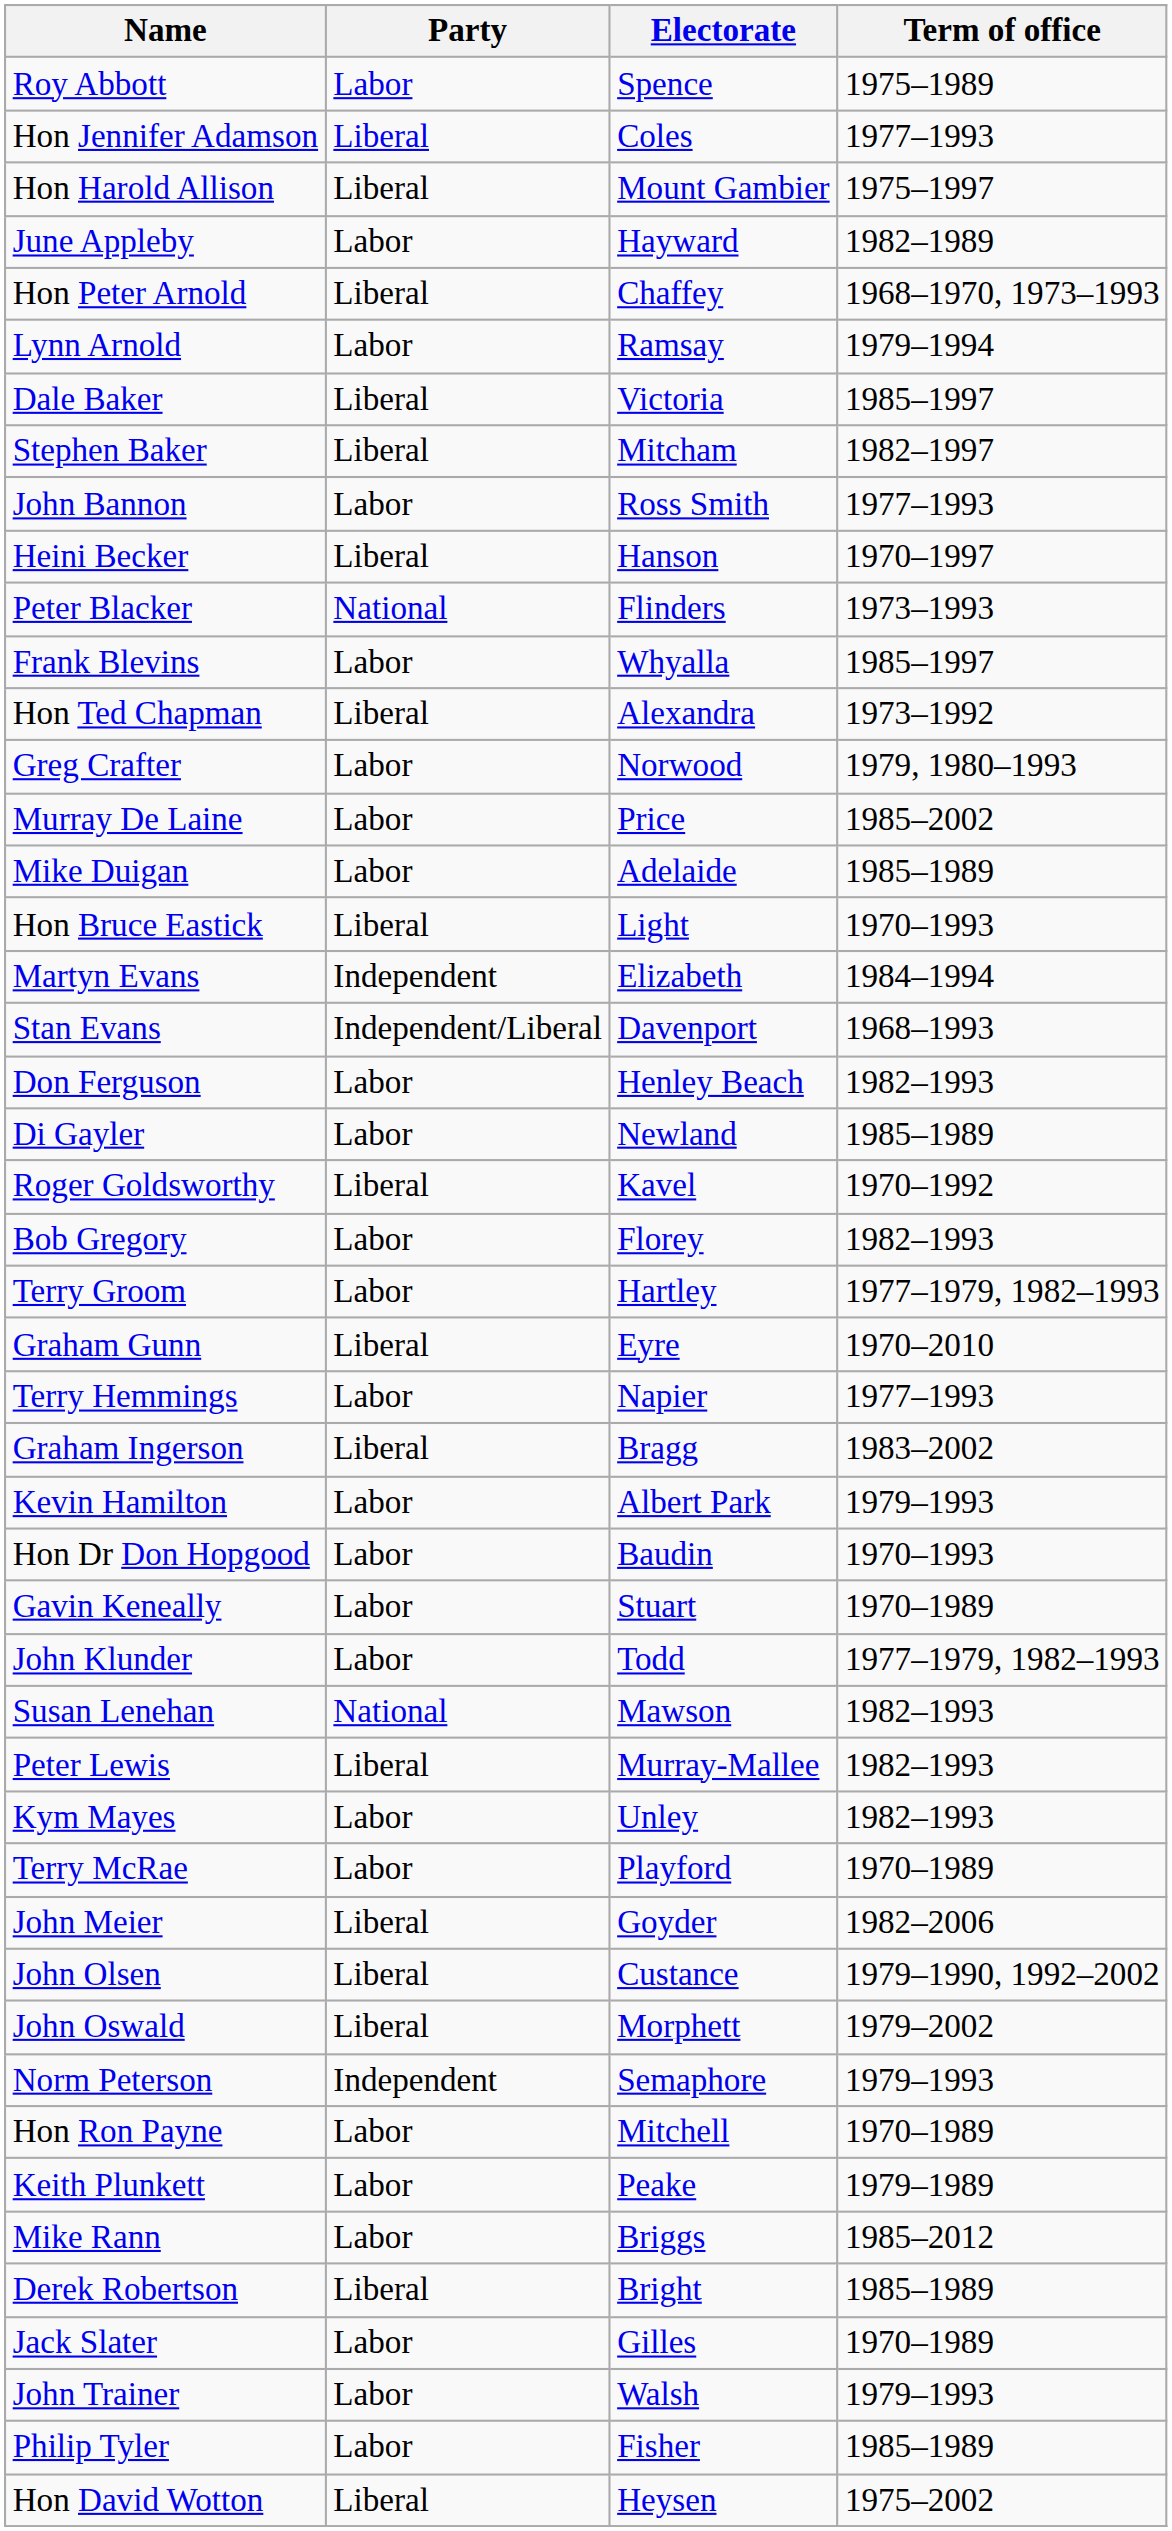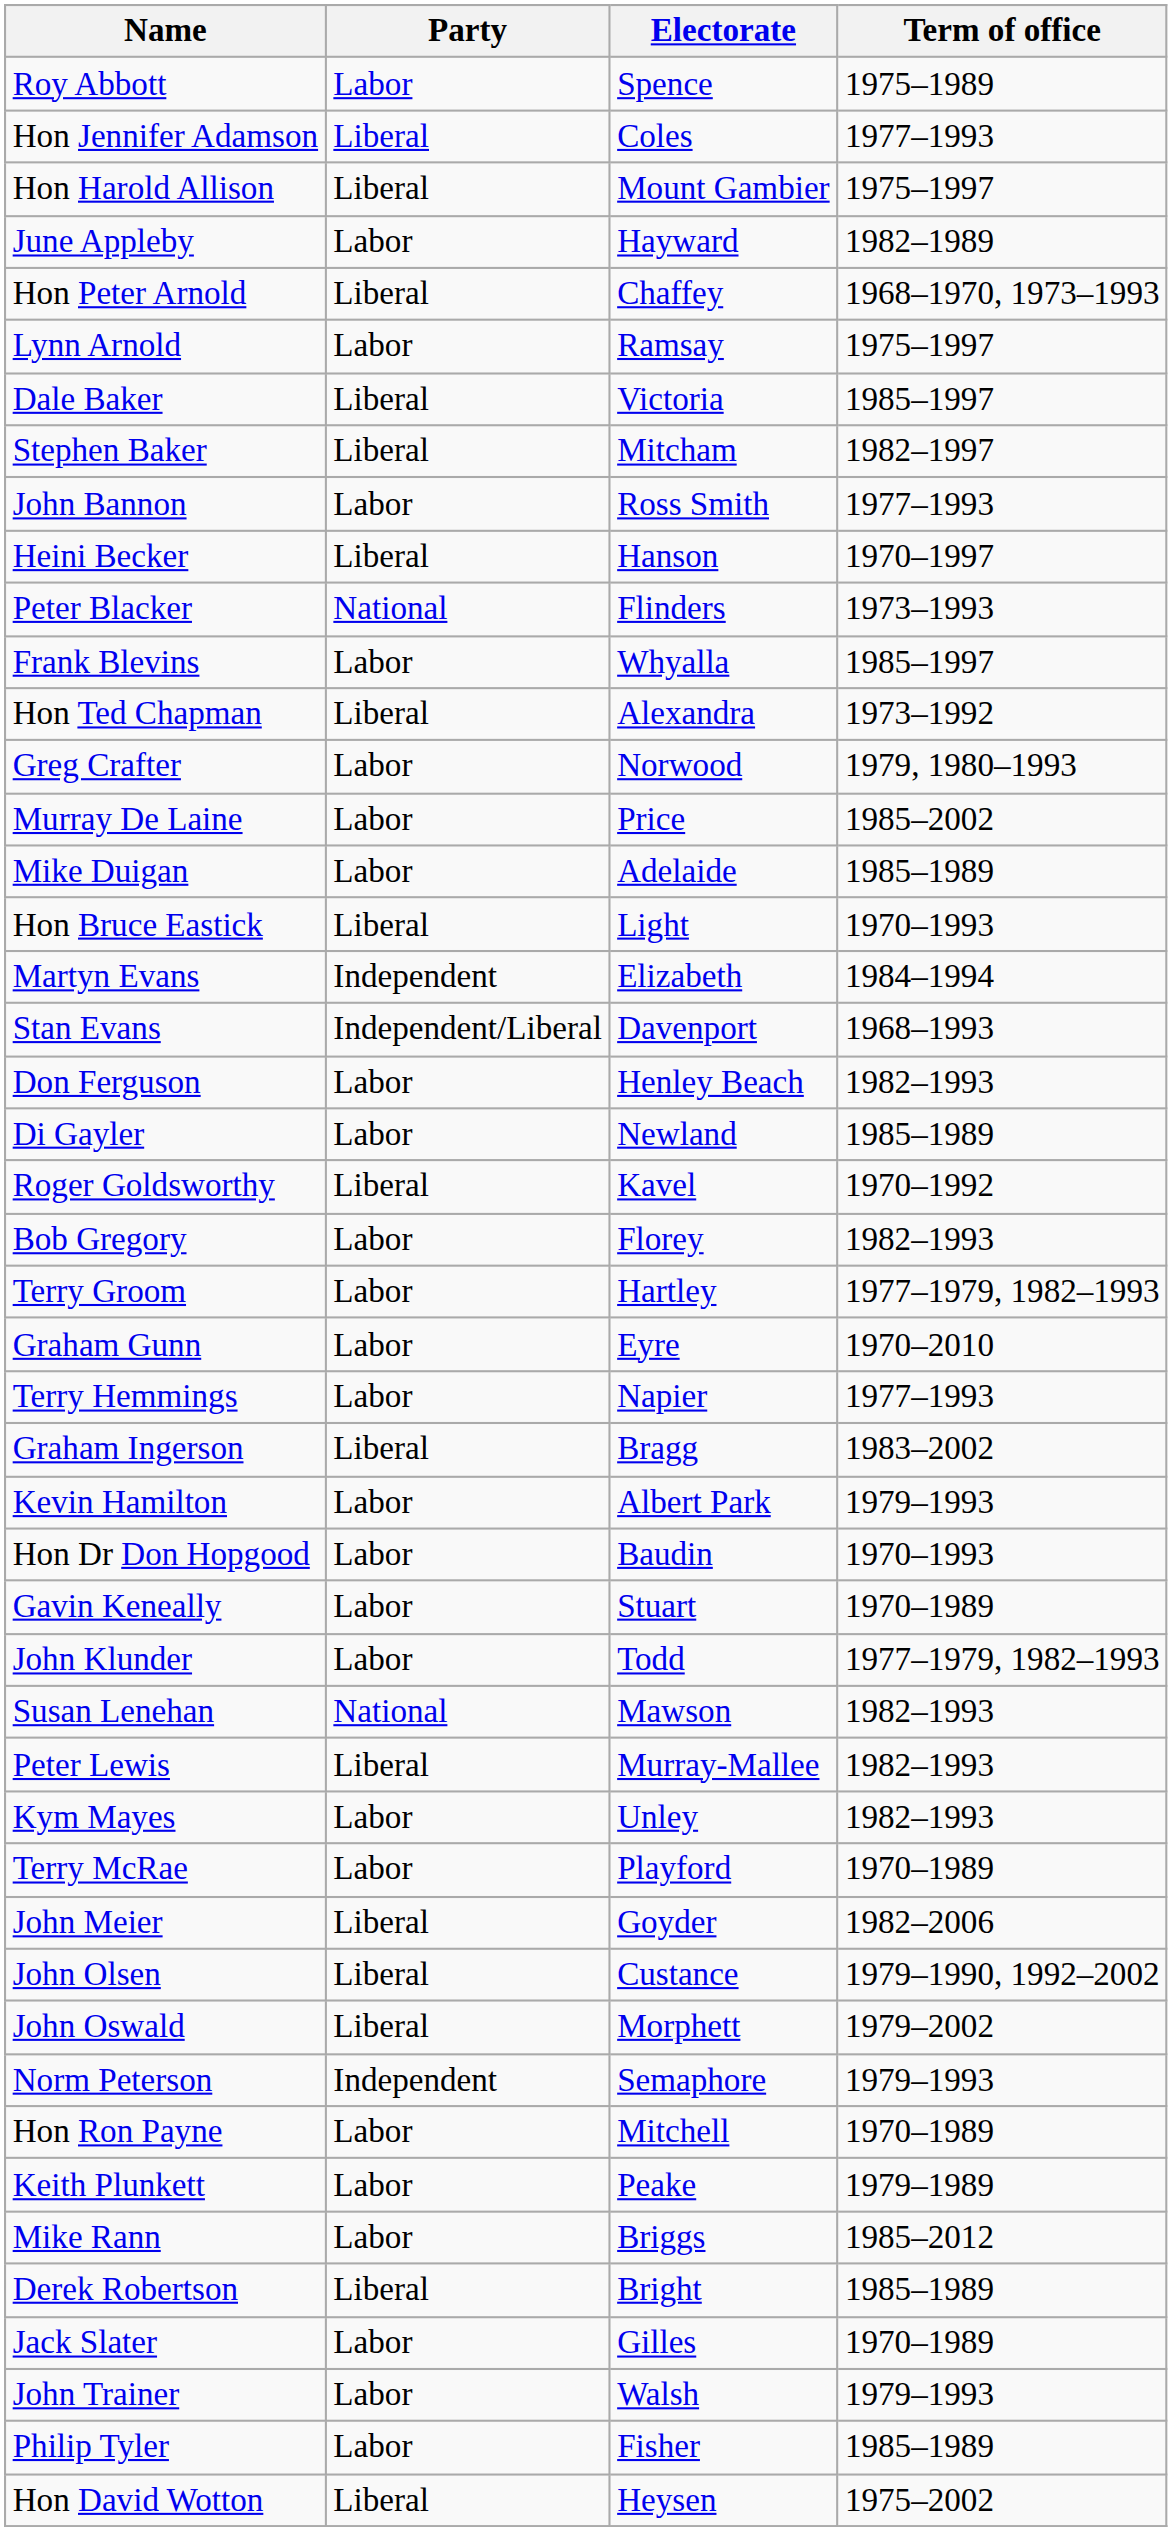(919, 345) 1979–1994 -> (919, 345) 1975–1997
(381, 1343) Liberal -> (373, 1343) Labor
